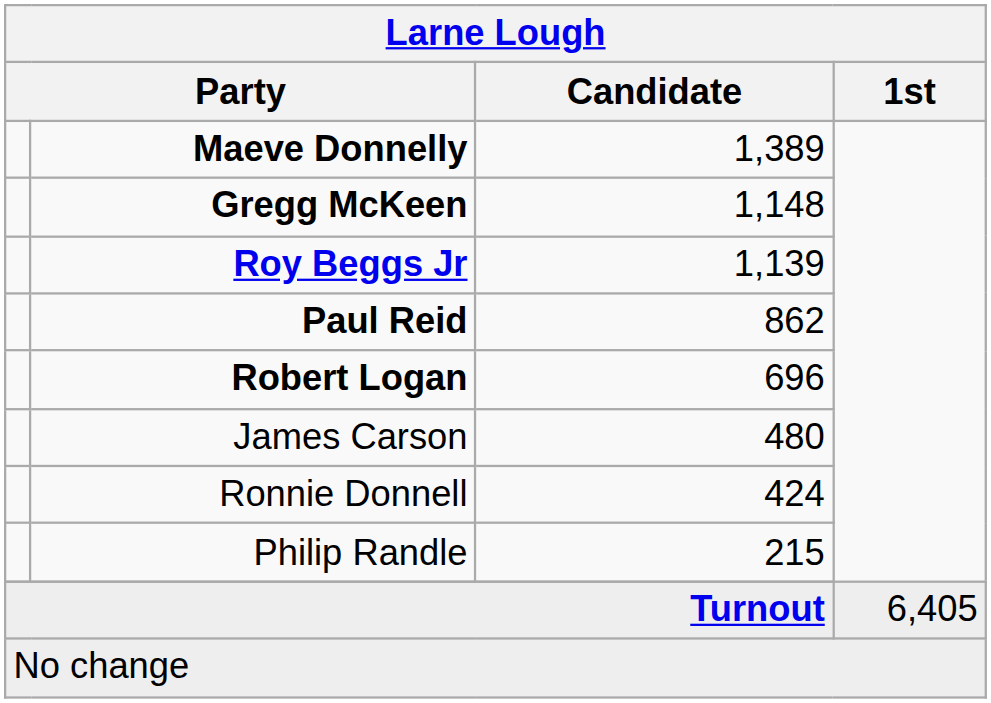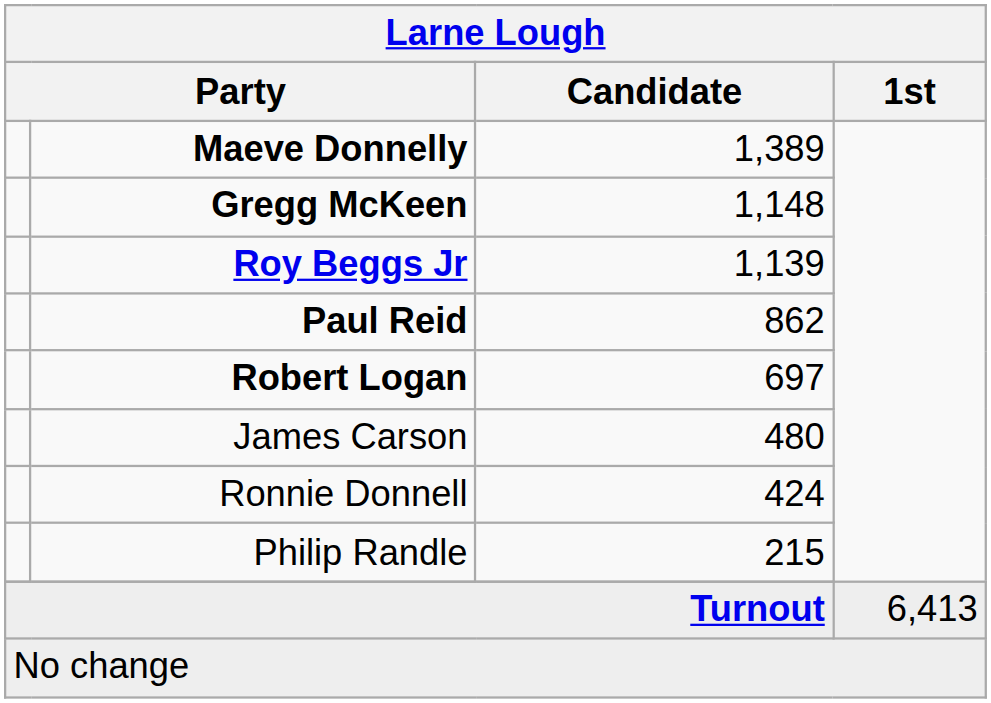(794, 378) 696 -> (794, 378) 697
(932, 609) 6,405 -> (932, 609) 6,413
